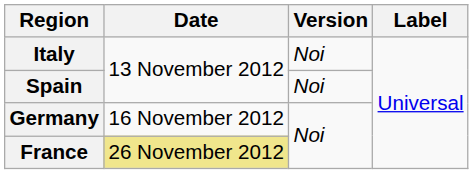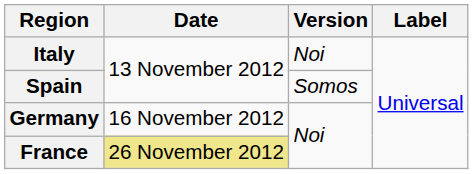(309, 86) Noi -> (326, 86) Somos
